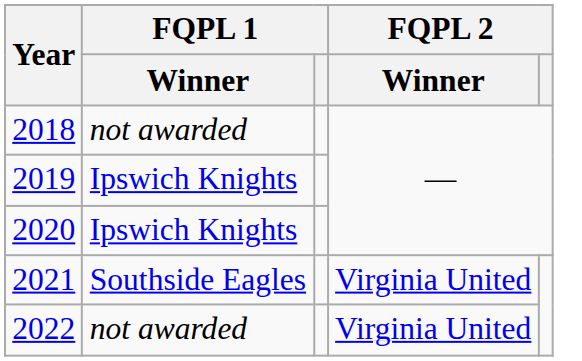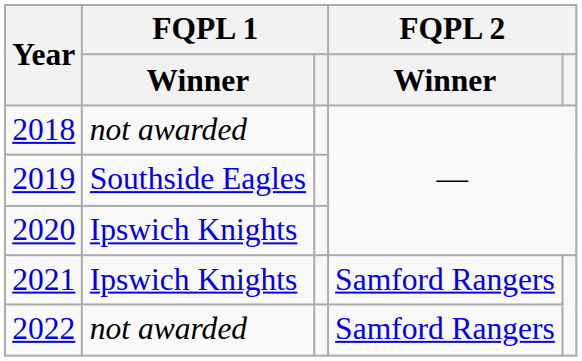(194, 179) Ipswich Knights -> (198, 179) Southside Eagles
(198, 279) Southside Eagles -> (194, 279) Ipswich Knights
(433, 279) Virginia United -> (445, 279) Samford Rangers
(433, 329) Virginia United -> (445, 329) Samford Rangers
